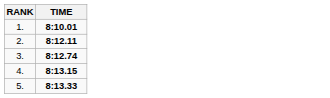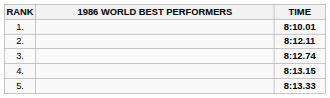+ column: (155, 12)
